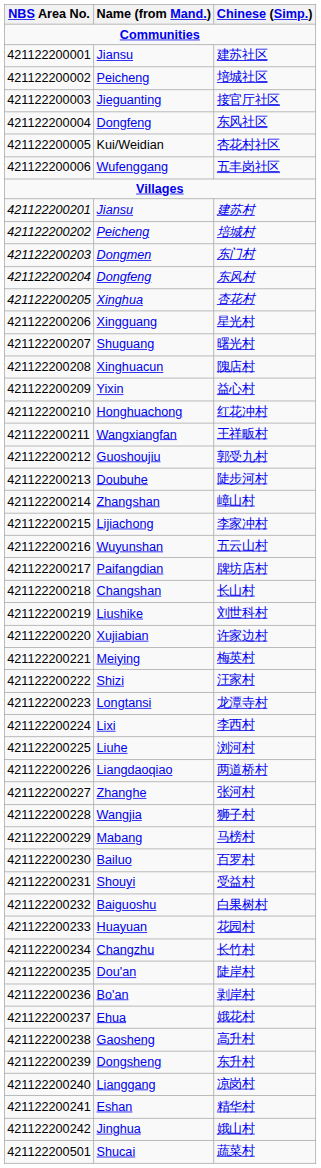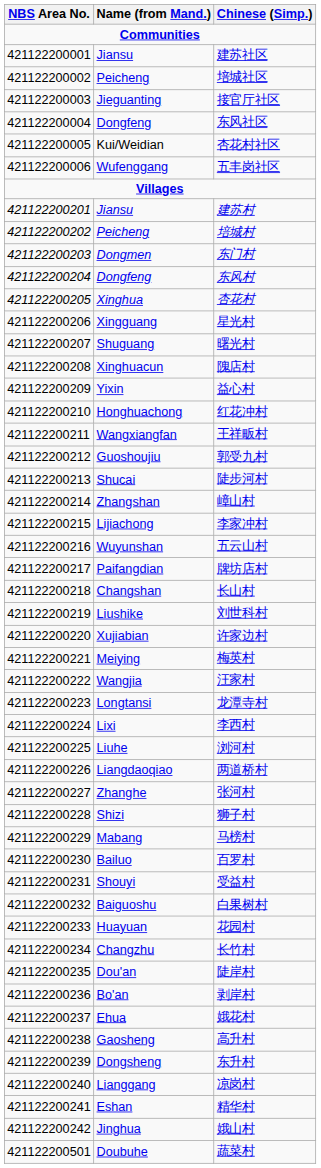(122, 479) Doubuhe -> (116, 479) Shucai
(110, 681) Shizi -> (119, 681) Wangjia
(119, 815) Wangjia -> (110, 815) Shizi
(116, 1151) Shucai -> (122, 1151) Doubuhe
